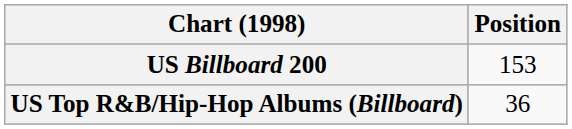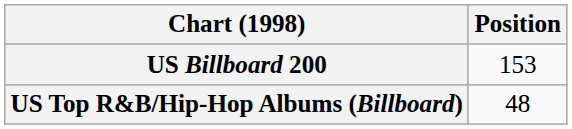(518, 104) 36 -> (518, 104) 48
